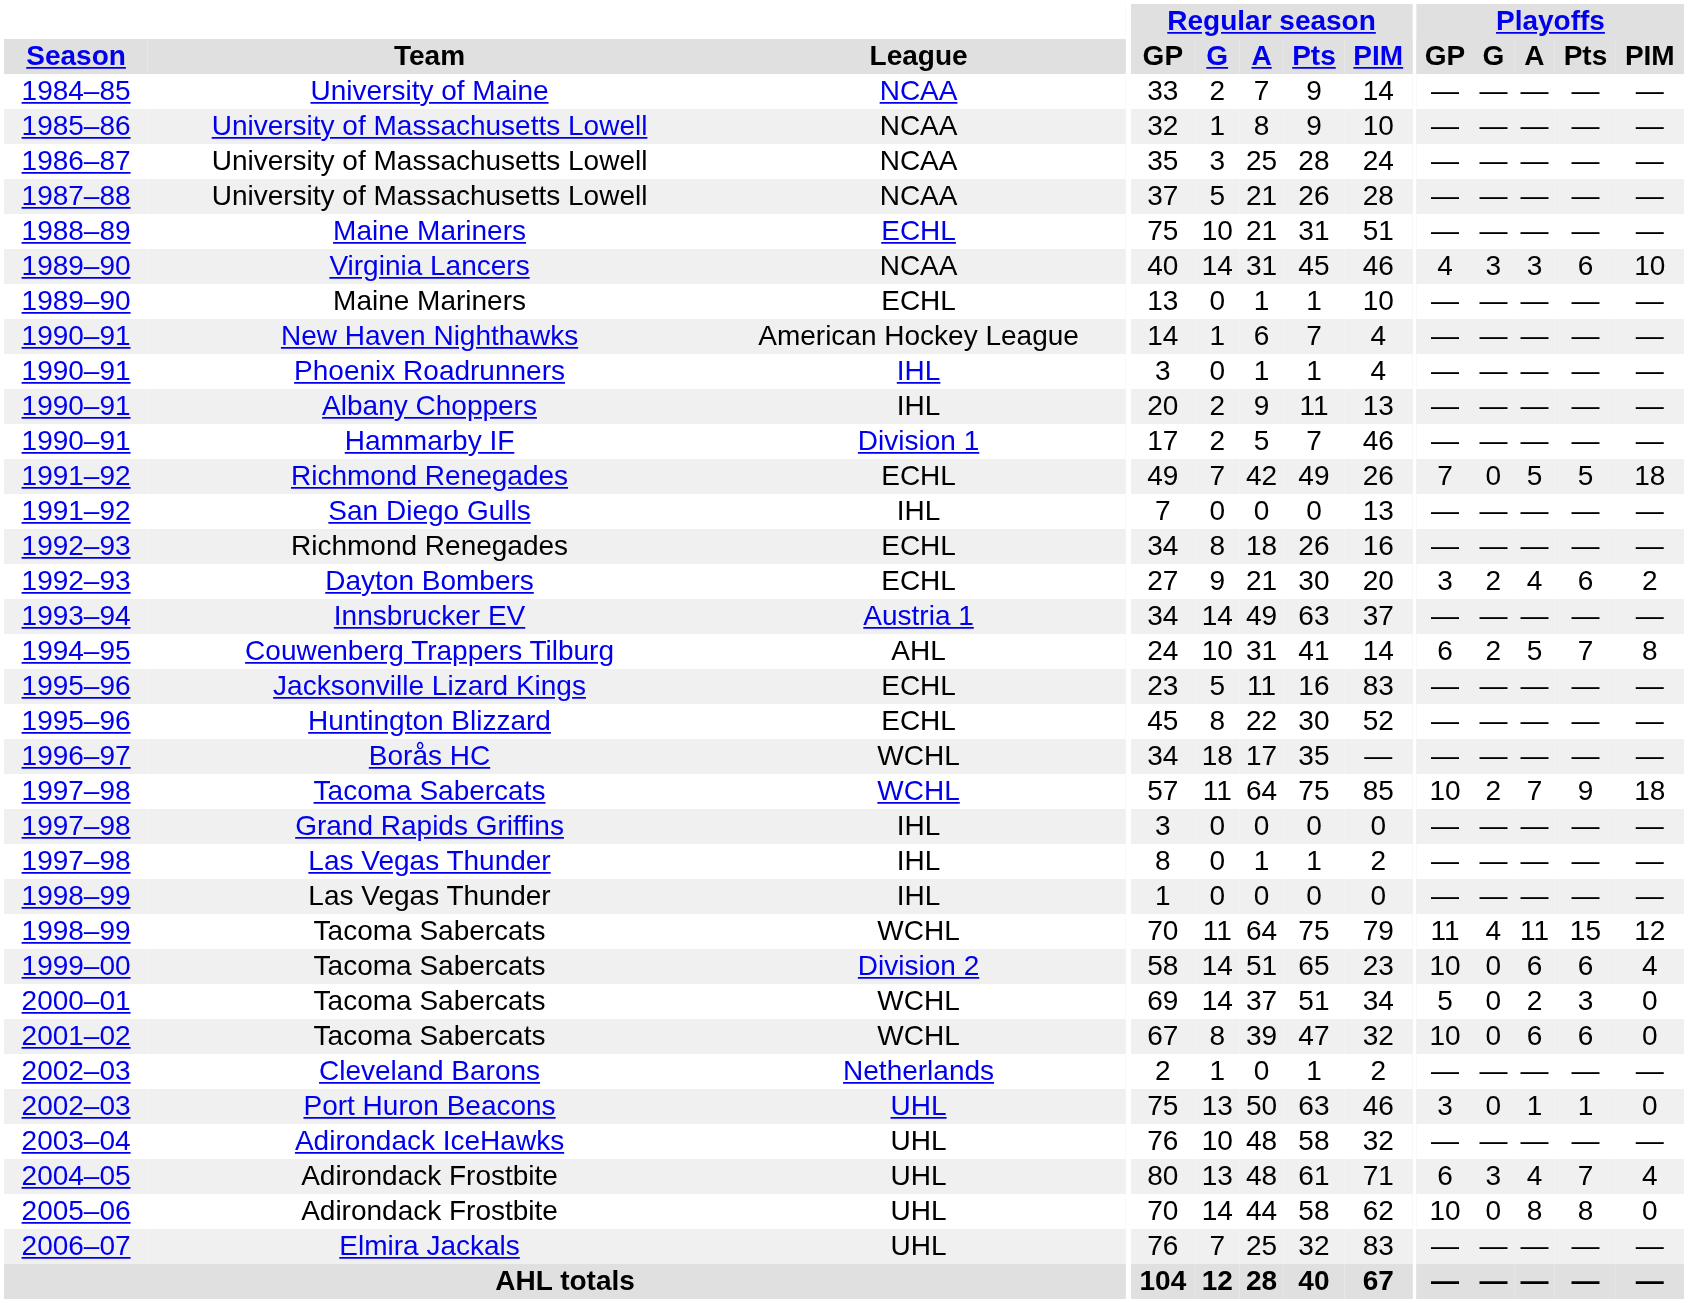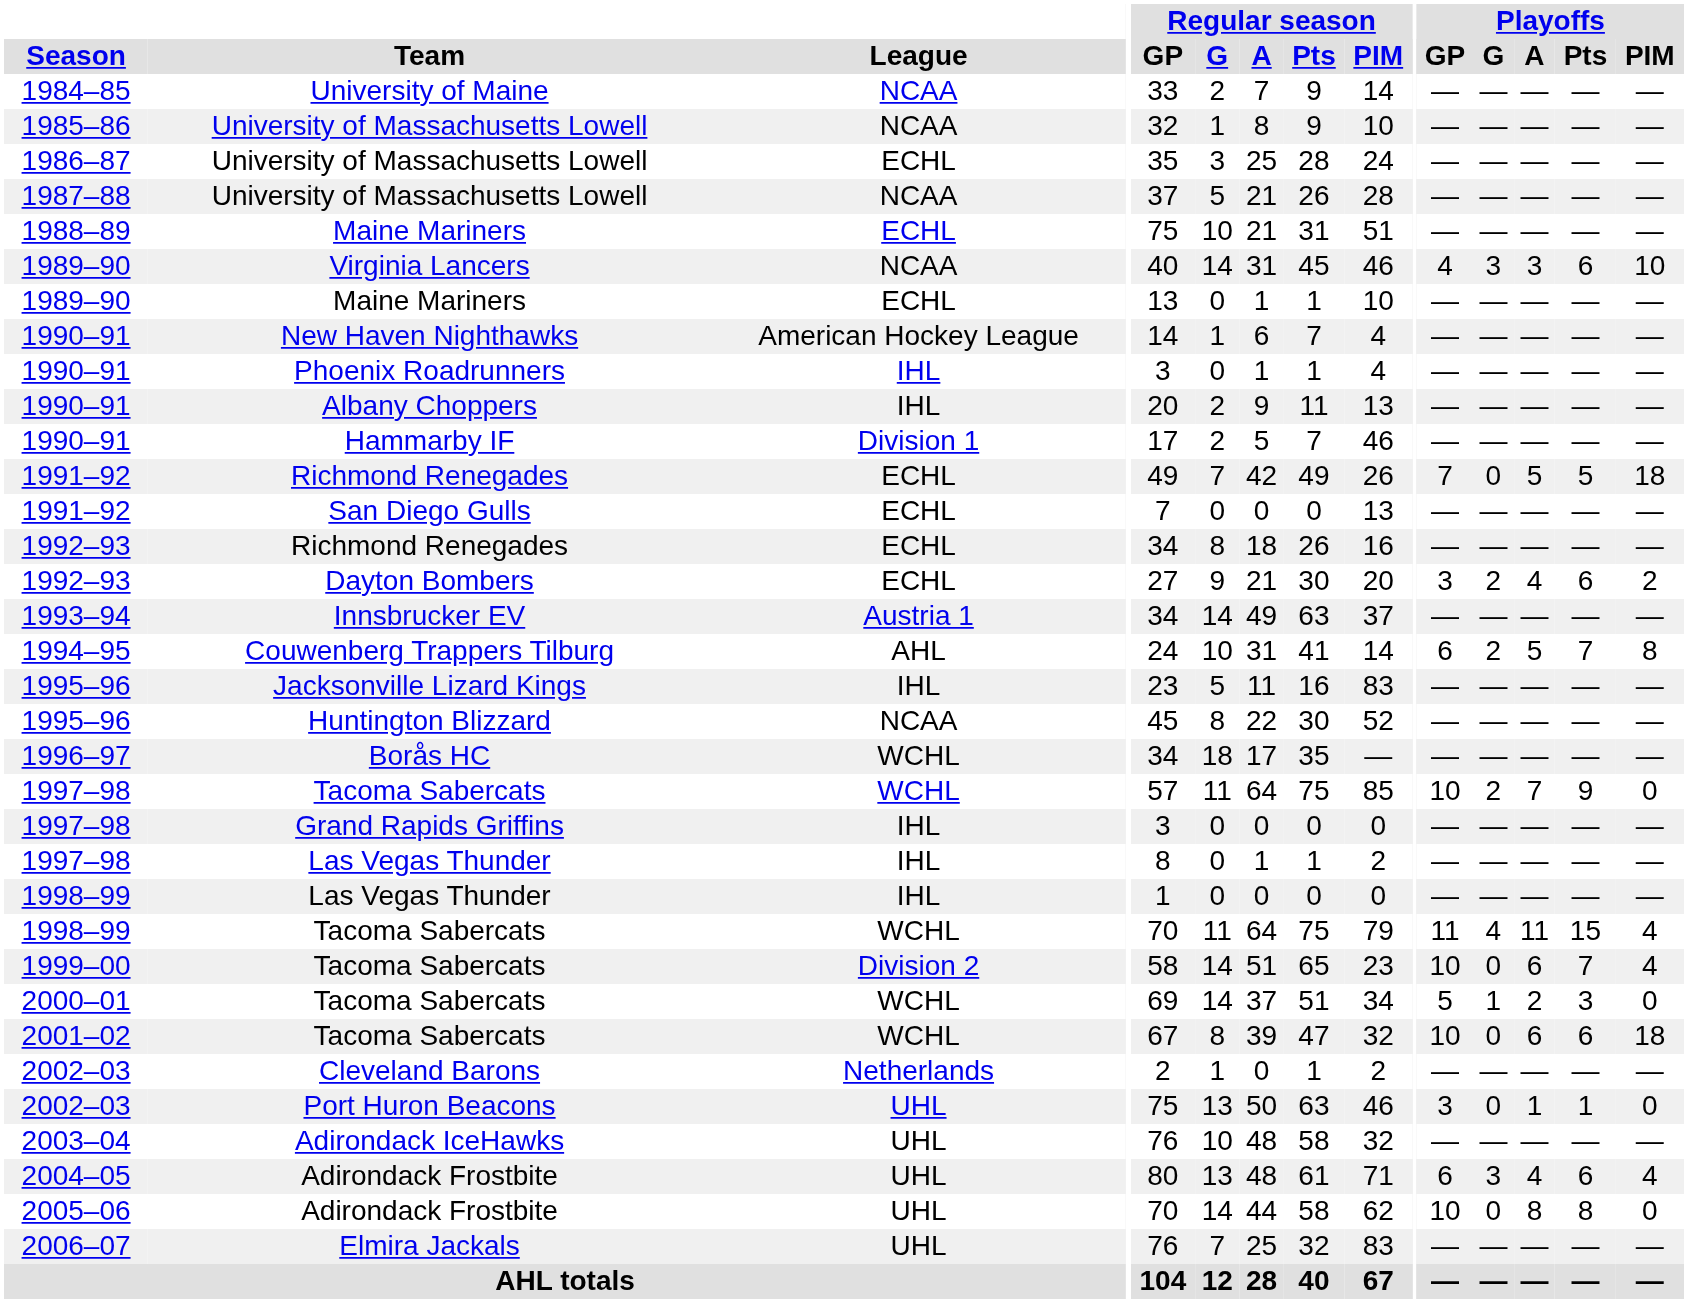(919, 161) NCAA -> (919, 161) ECHL
(919, 511) IHL -> (919, 511) ECHL
(919, 686) ECHL -> (919, 686) IHL
(919, 721) ECHL -> (919, 721) NCAA
(1650, 791) 18 -> (1650, 791) 0
(1650, 931) 12 -> (1650, 931) 4
(1585, 966) 6 -> (1585, 966) 7
(1493, 1001) 0 -> (1493, 1001) 1
(1650, 1036) 0 -> (1650, 1036) 18
(1585, 1176) 7 -> (1585, 1176) 6
